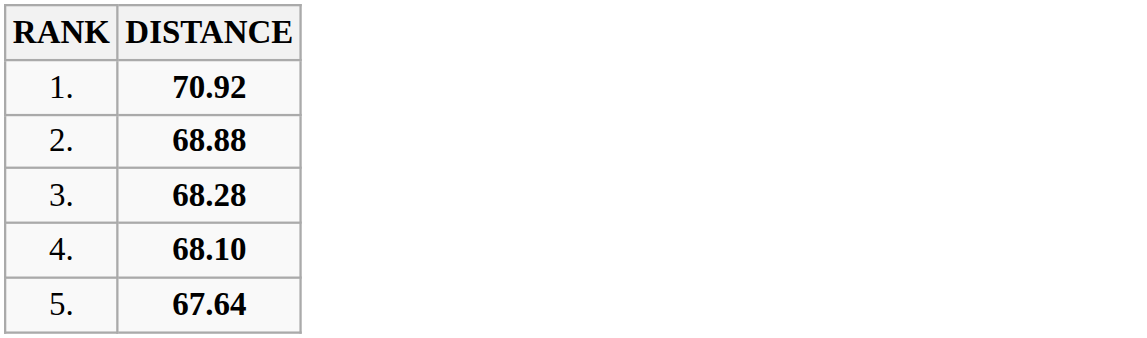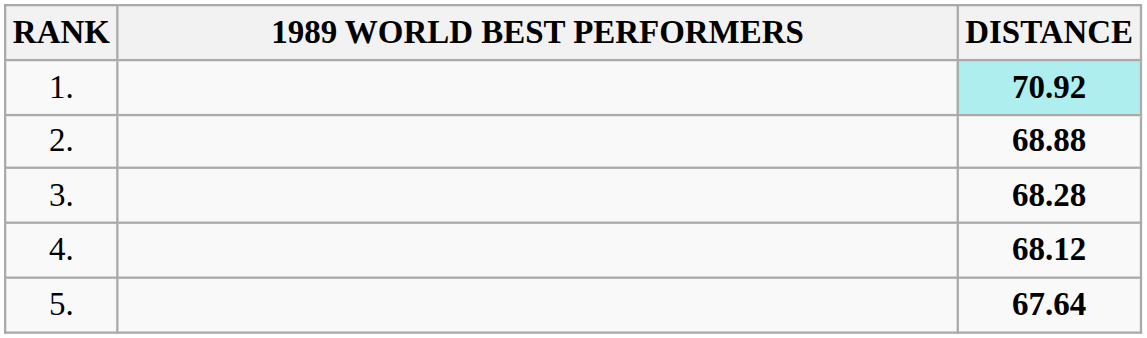+ column: (538, 32)
(209, 86) no background -> (1049, 86) paleturquoise background
(209, 249) 68.10 -> (1049, 249) 68.12
